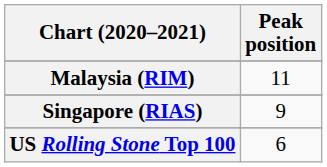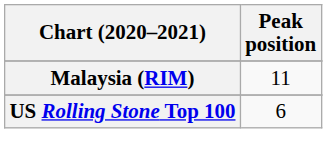- row: (122, 111)
